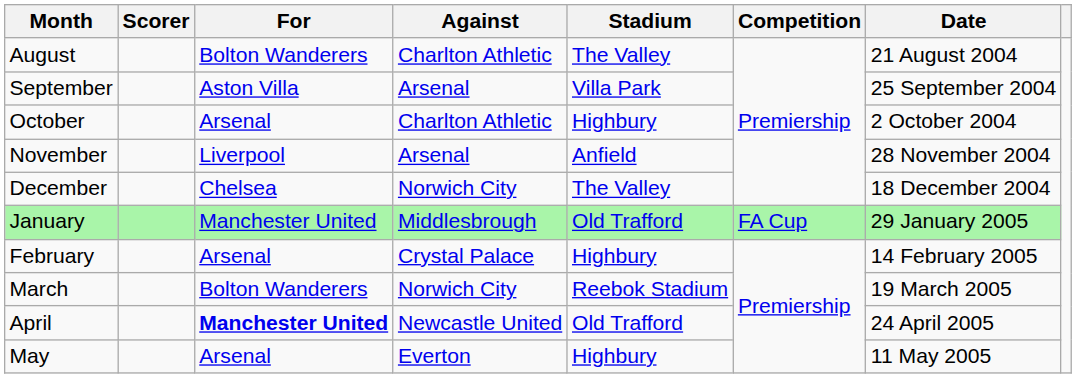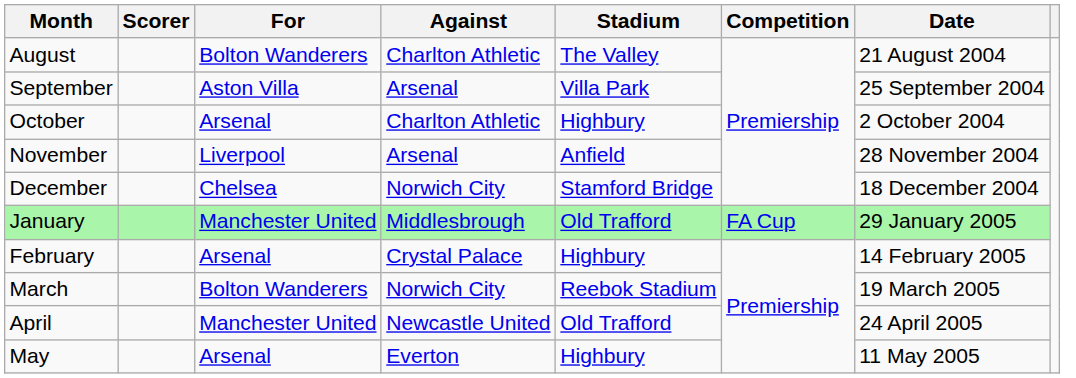(621, 188) The Valley -> (637, 188) Stamford Bridge
(294, 322) bold -> (288, 322) normal
